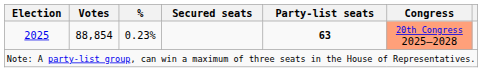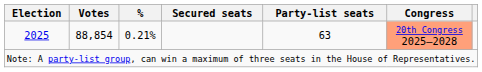(140, 35) 0.23% -> (140, 35) 0.21%
(325, 35) bold -> (325, 35) normal
